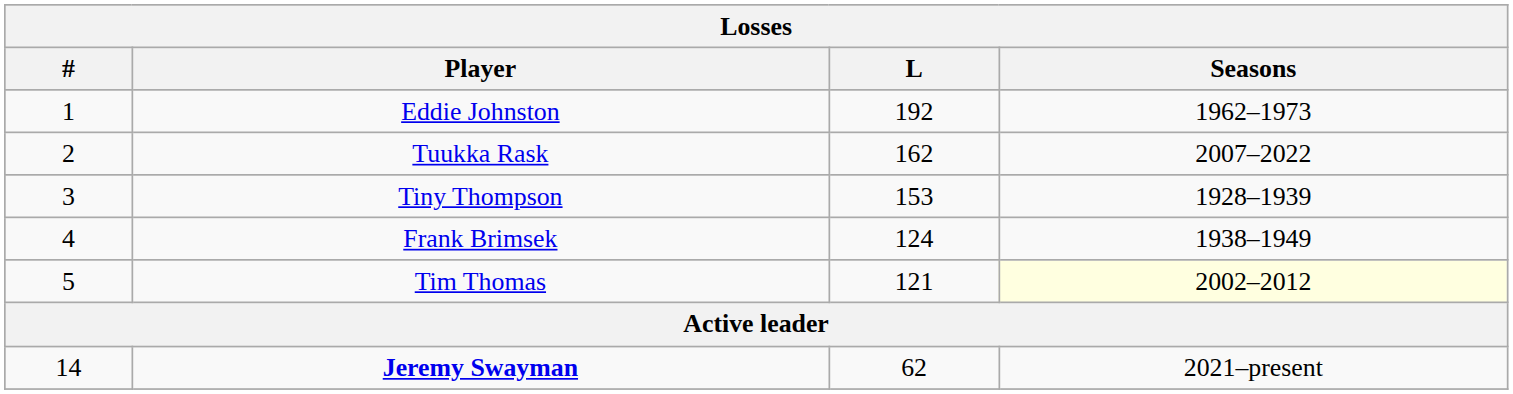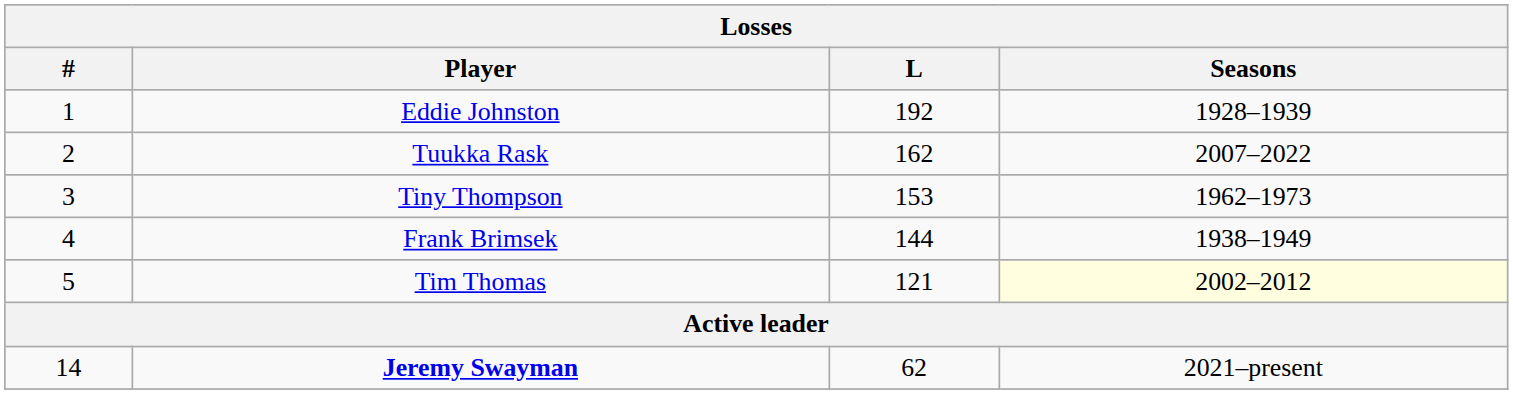(1253, 111) 1962–1973 -> (1253, 111) 1928–1939
(1253, 196) 1928–1939 -> (1253, 196) 1962–1973
(914, 239) 124 -> (914, 239) 144
